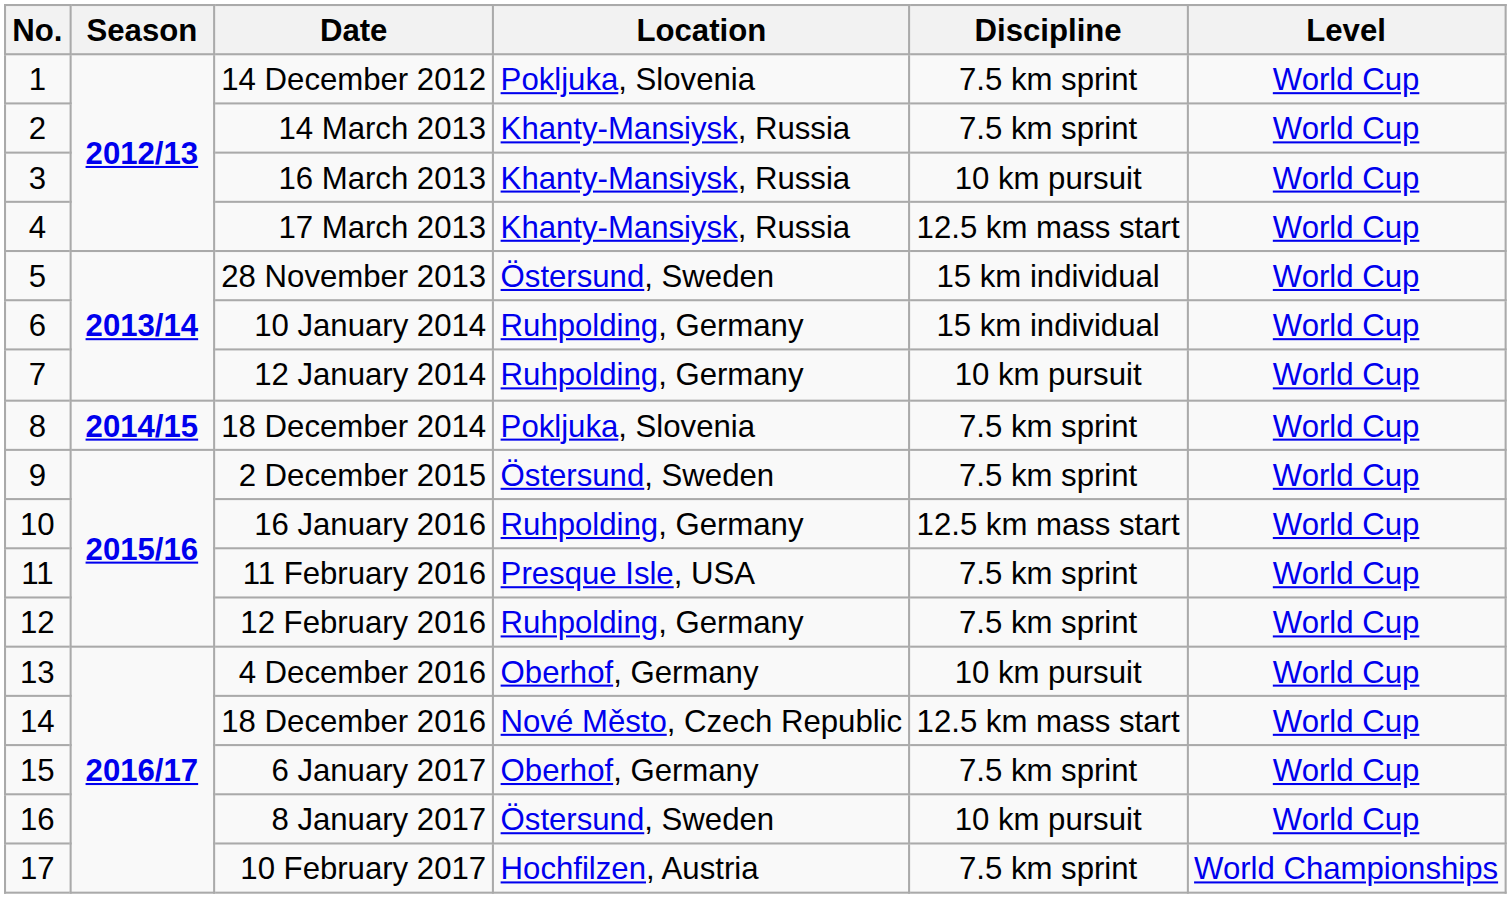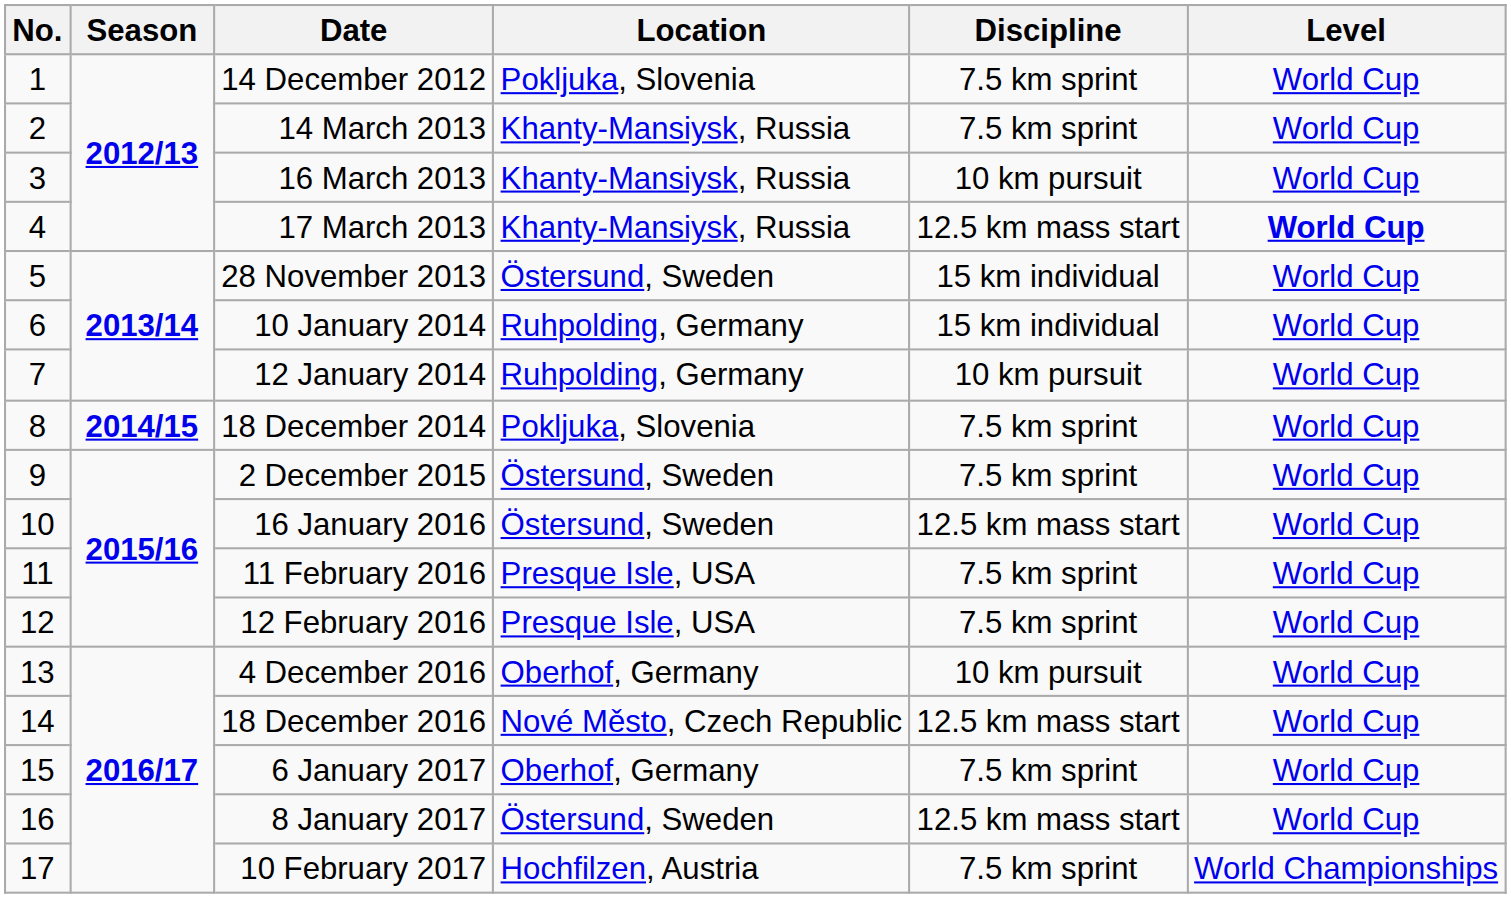(1346, 227) normal -> (1346, 227) bold
(652, 523) Ruhpolding, Germany -> (637, 523) Östersund, Sweden
(652, 622) Ruhpolding, Germany -> (628, 622) Presque Isle, USA
(1048, 819) 10 km pursuit -> (1048, 819) 12.5 km mass start
